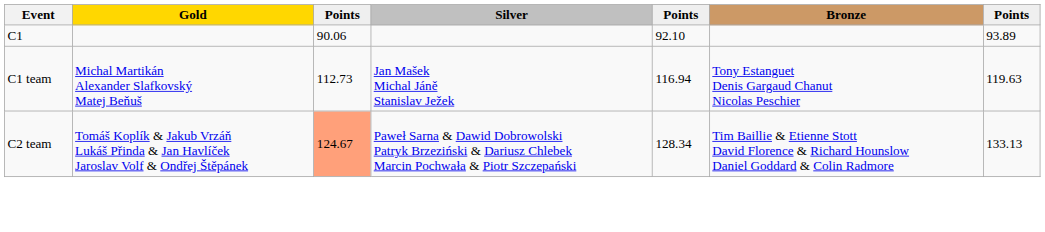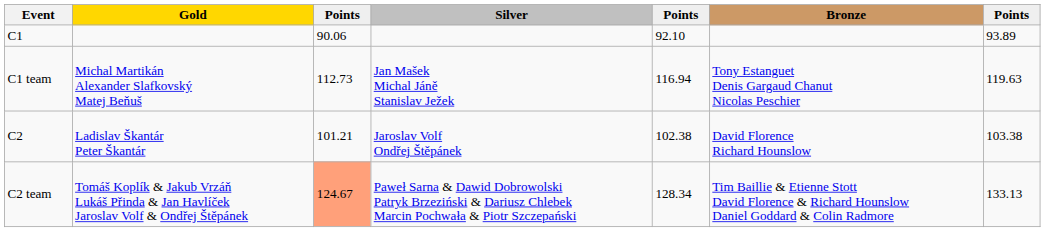+ row: (15, 136)
